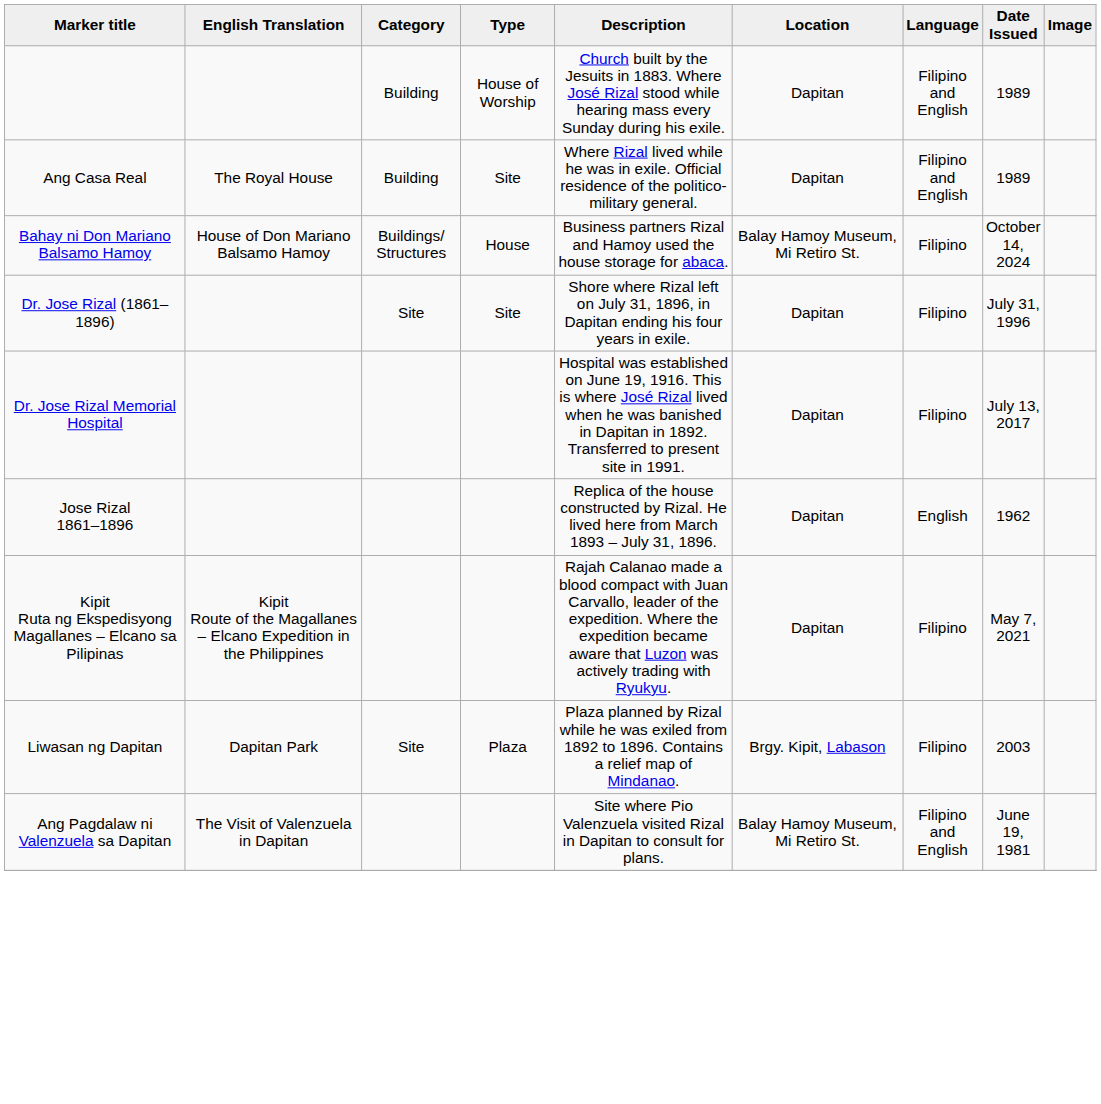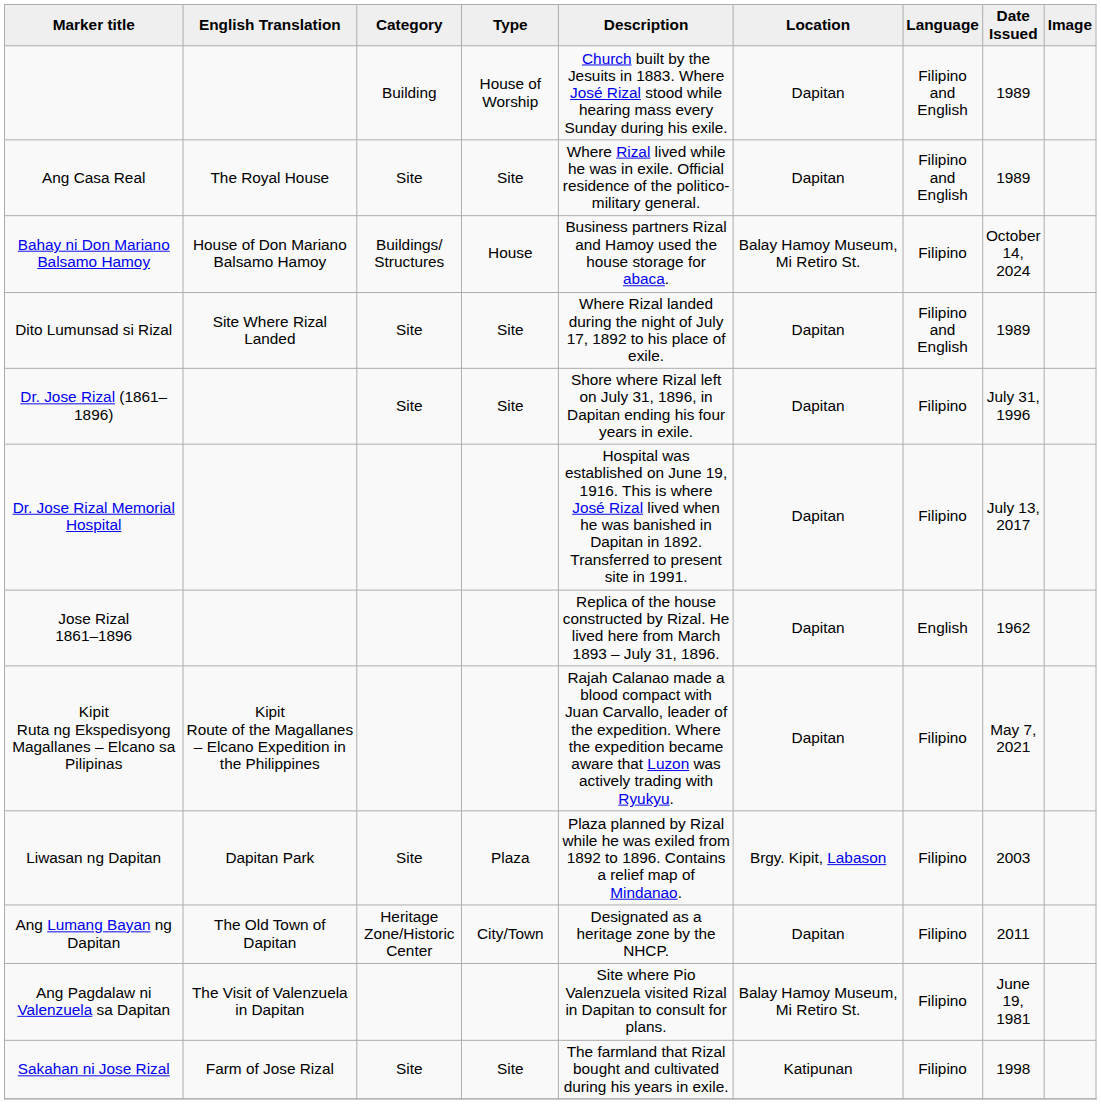(411, 177) Building -> (409, 177) Site
+ row: (94, 330)
+ row: (94, 934)
(943, 832) Filipino and English -> (943, 1001) Filipino
+ row: (94, 1069)
